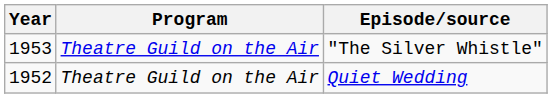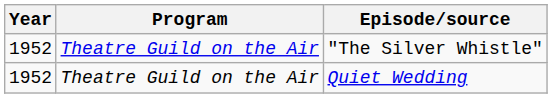(31, 49) 1953 -> (31, 49) 1952
